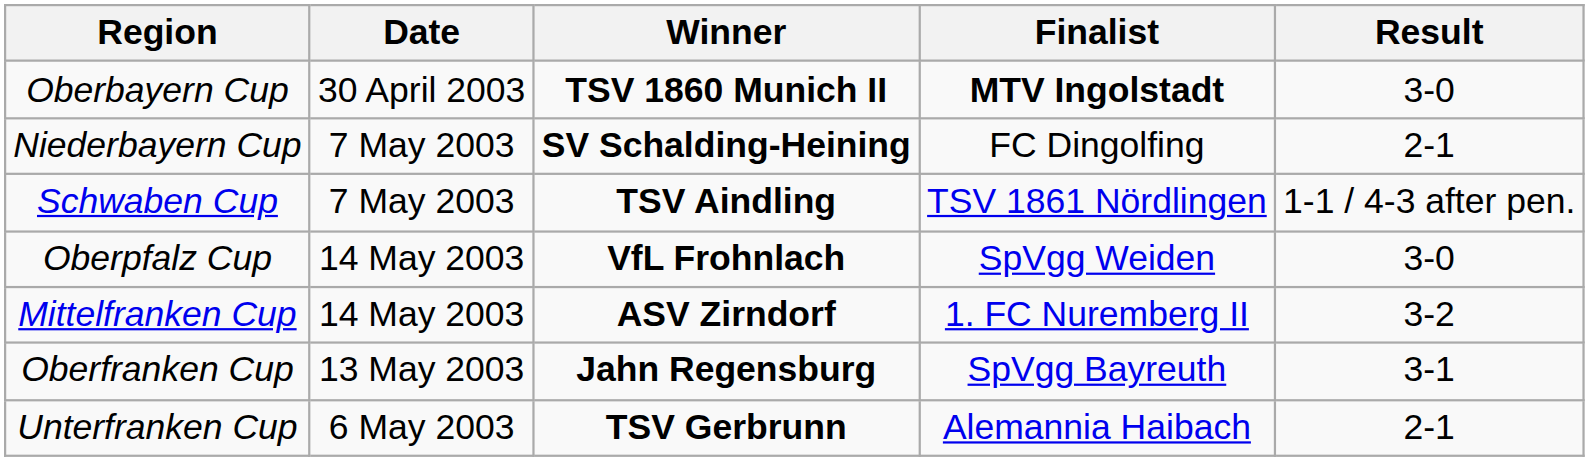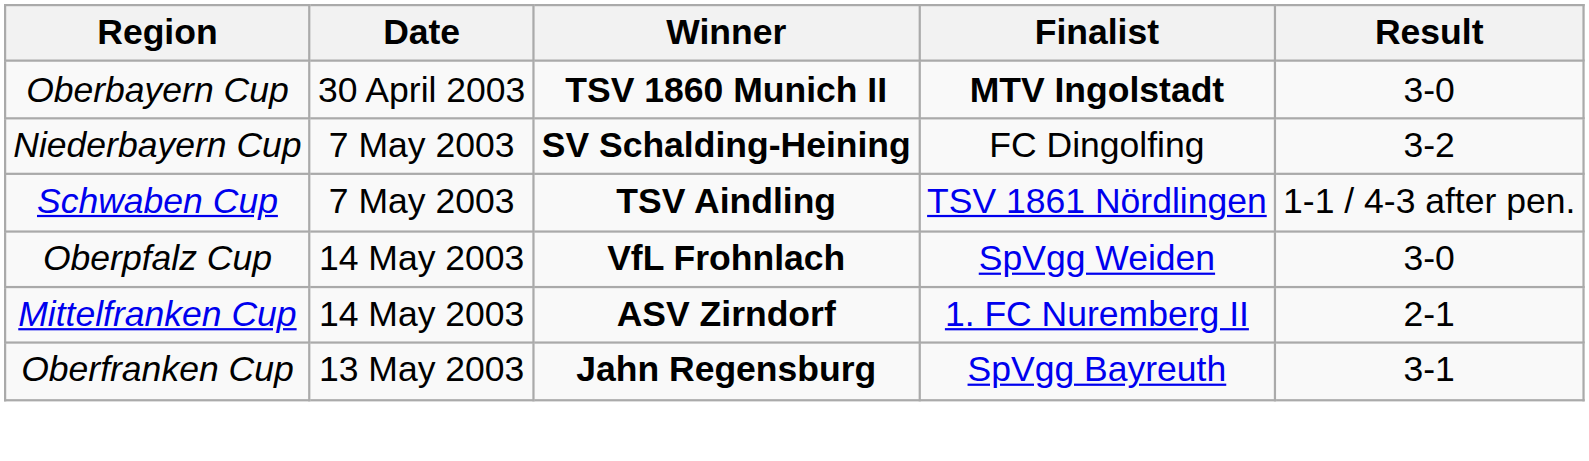(1429, 145) 2-1 -> (1429, 145) 3-2
(1429, 314) 3-2 -> (1429, 314) 2-1
- row: (157, 426)
